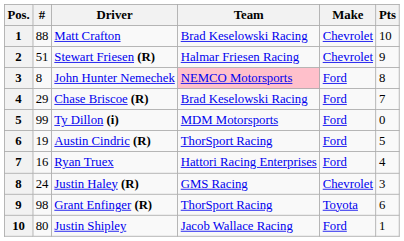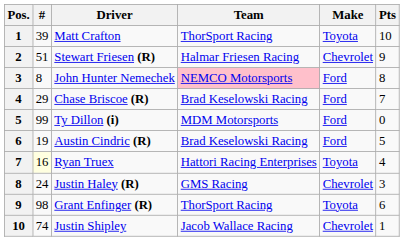(42, 36) 88 -> (42, 36) 39
(244, 36) Brad Keselowski Racing -> (227, 36) ThorSport Racing
(348, 36) Chevrolet -> (340, 36) Toyota
(227, 141) ThorSport Racing -> (244, 141) Brad Keselowski Racing
(42, 162) no background -> (42, 162) lightyellow background
(335, 162) Ford -> (340, 162) Toyota
(42, 225) 80 -> (42, 225) 74
(335, 225) Ford -> (348, 225) Chevrolet
